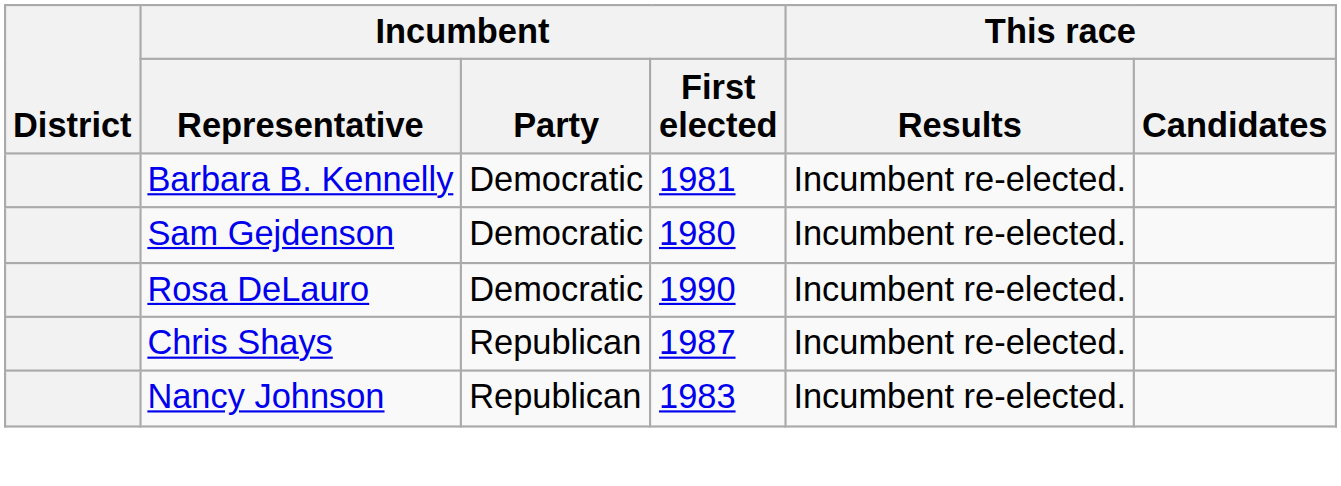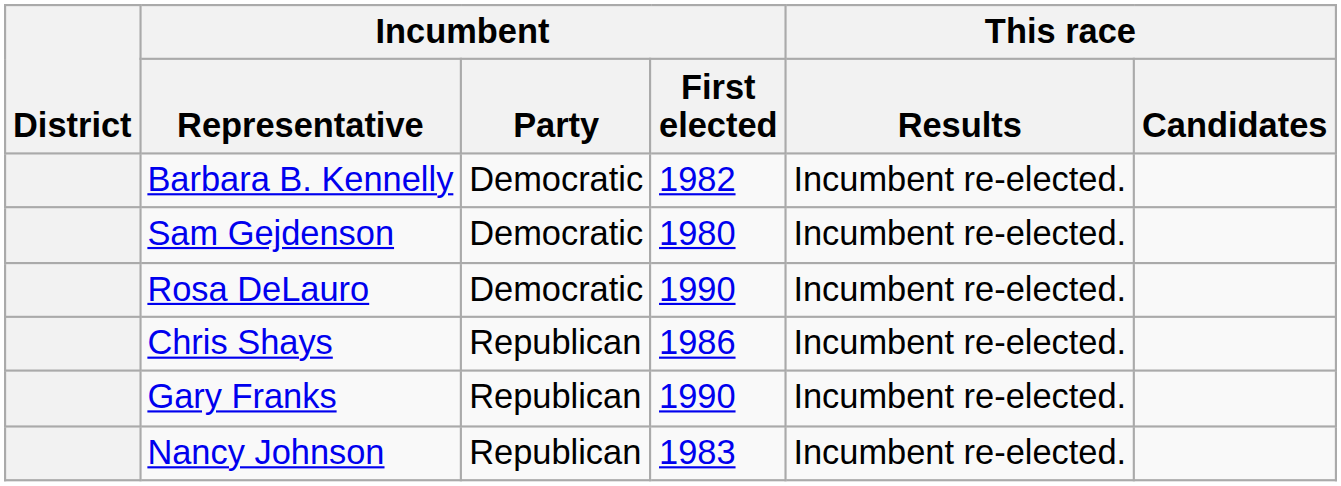(697, 179) 1981 -> (697, 179) 1982
(697, 343) 1987 -> (697, 343) 1986
+ row: (242, 397)
